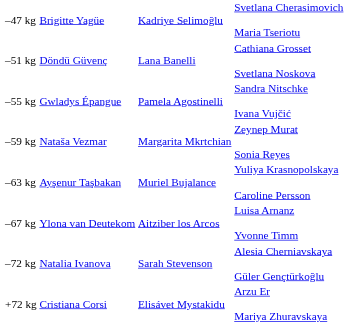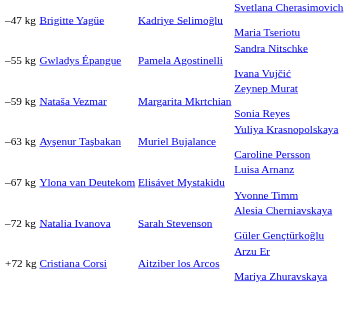- row: (20, 60)
(179, 223) Aitziber los Arcos -> (181, 182) Elisávet Mystakidu
(181, 304) Elisávet Mystakidu -> (179, 263) Aitziber los Arcos
